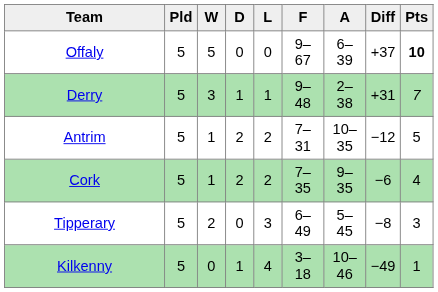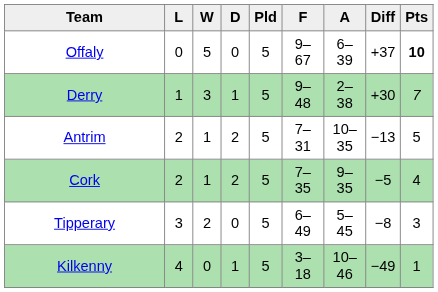columns swapped: (181, 17) <-> (268, 17)
(383, 95) +31 -> (383, 95) +30
(383, 137) −12 -> (383, 137) −13
(383, 180) −6 -> (383, 180) −5
